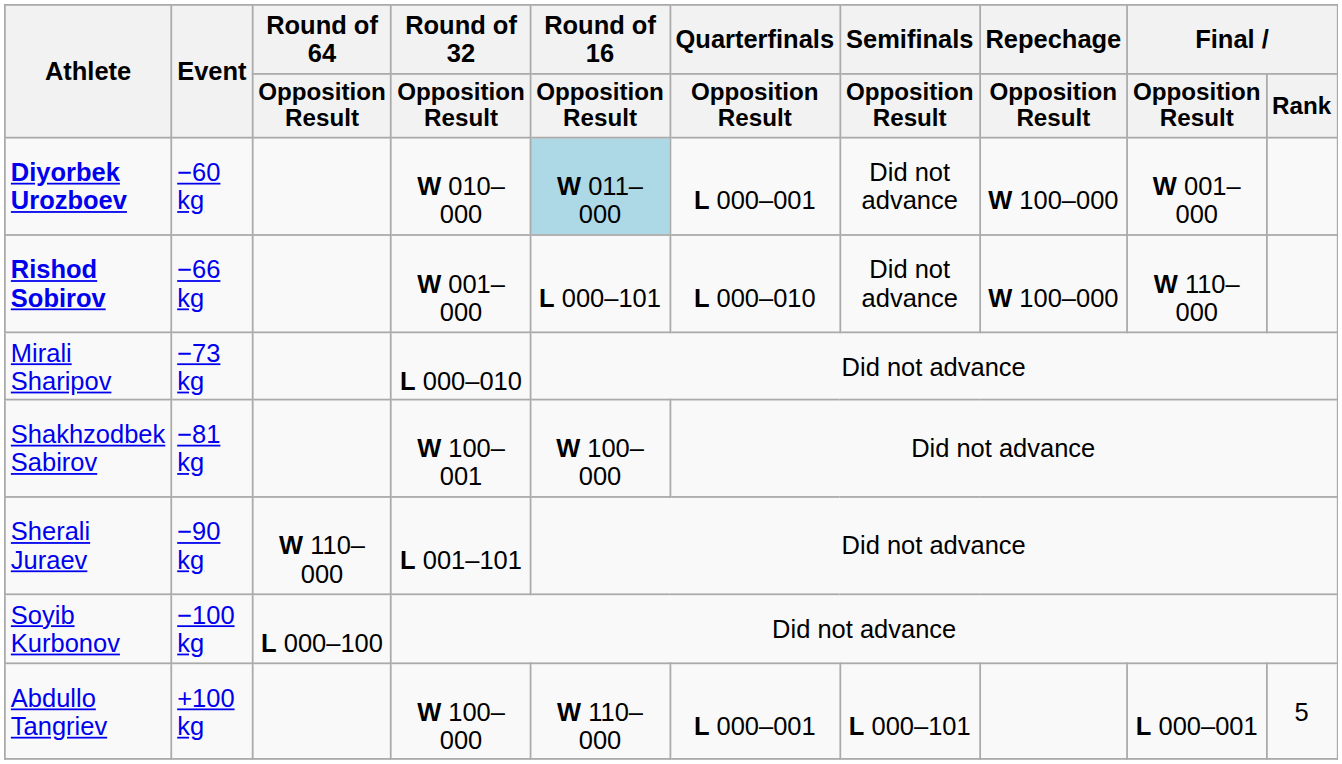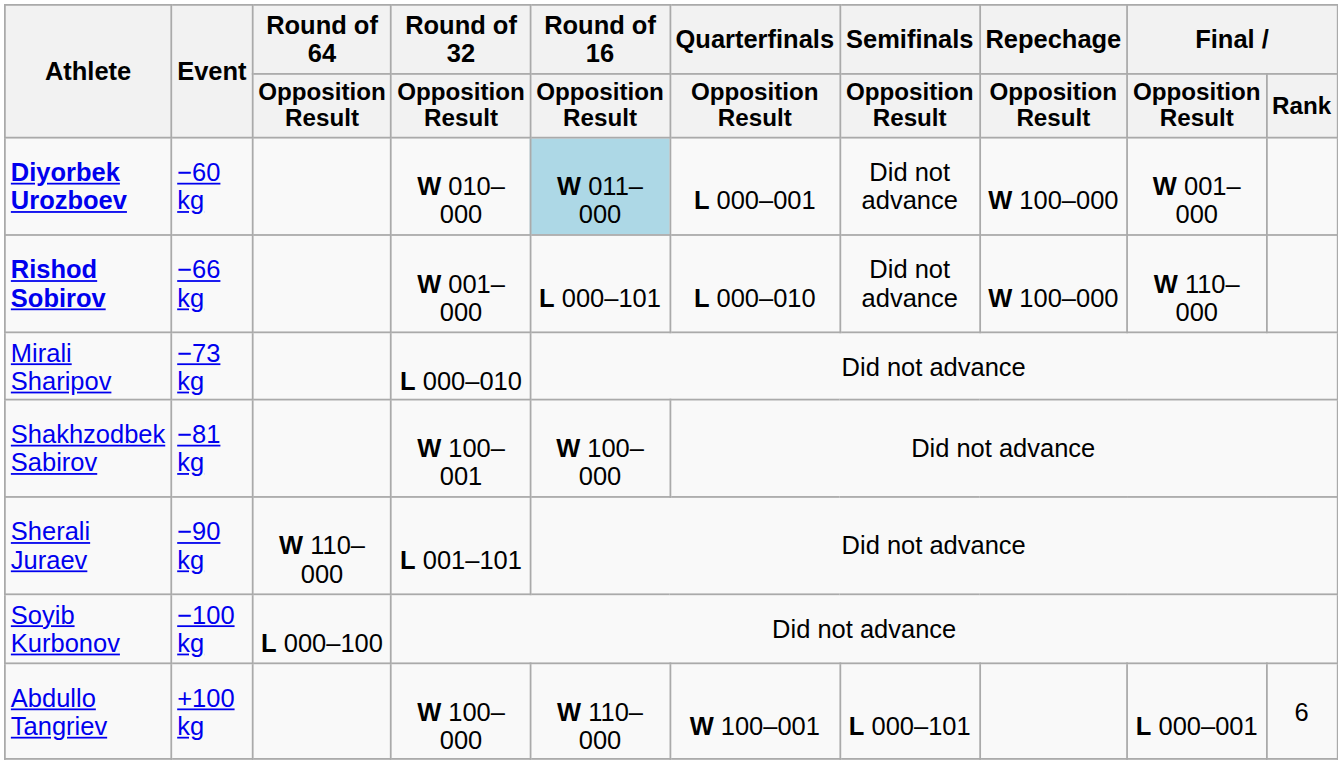(755, 726) L 000–001 -> (755, 726) W 100–001
(1302, 712) 5 -> (1302, 712) 6
